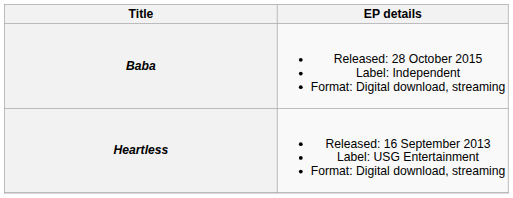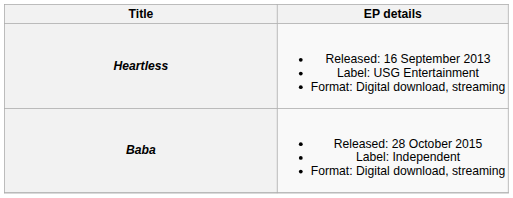rows swapped: (141, 150) <-> (141, 66)
